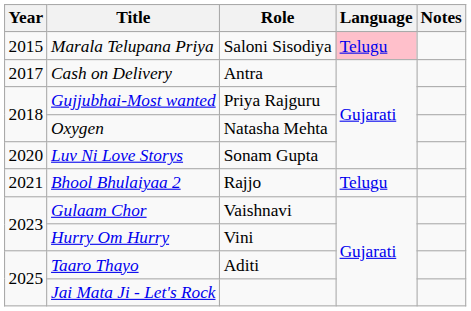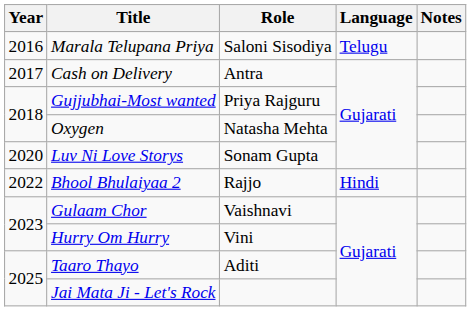(26, 45) 2015 -> (26, 45) 2016
(363, 45) pink background -> (363, 45) no background
(26, 182) 2021 -> (26, 182) 2022
(363, 182) Telugu -> (359, 182) Hindi
